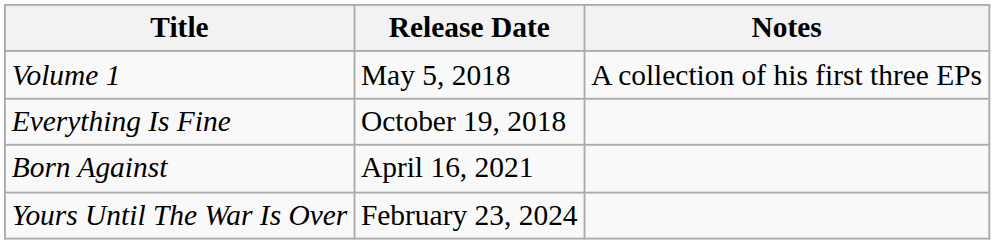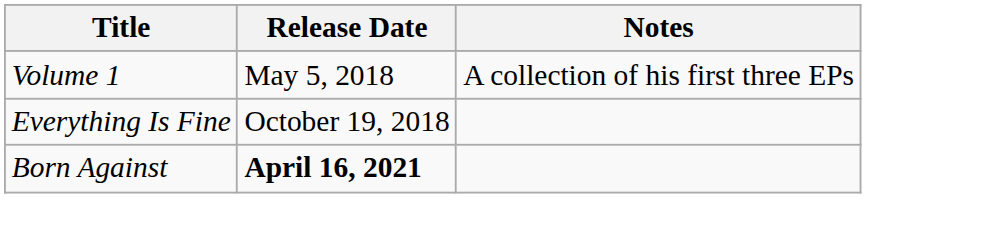(447, 167) normal -> (333, 167) bold
- row: (180, 214)
